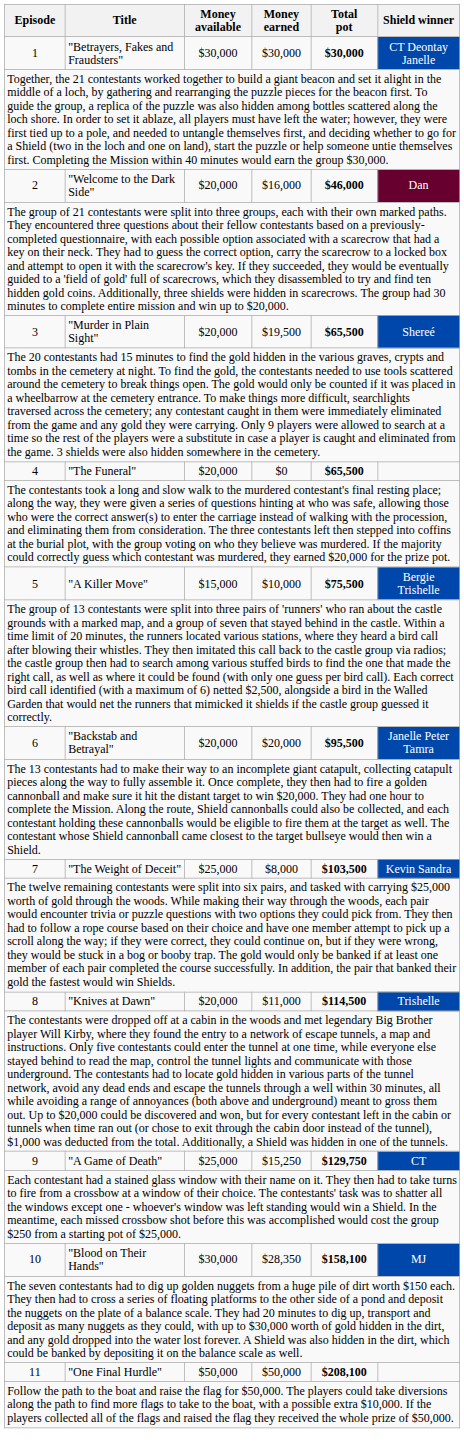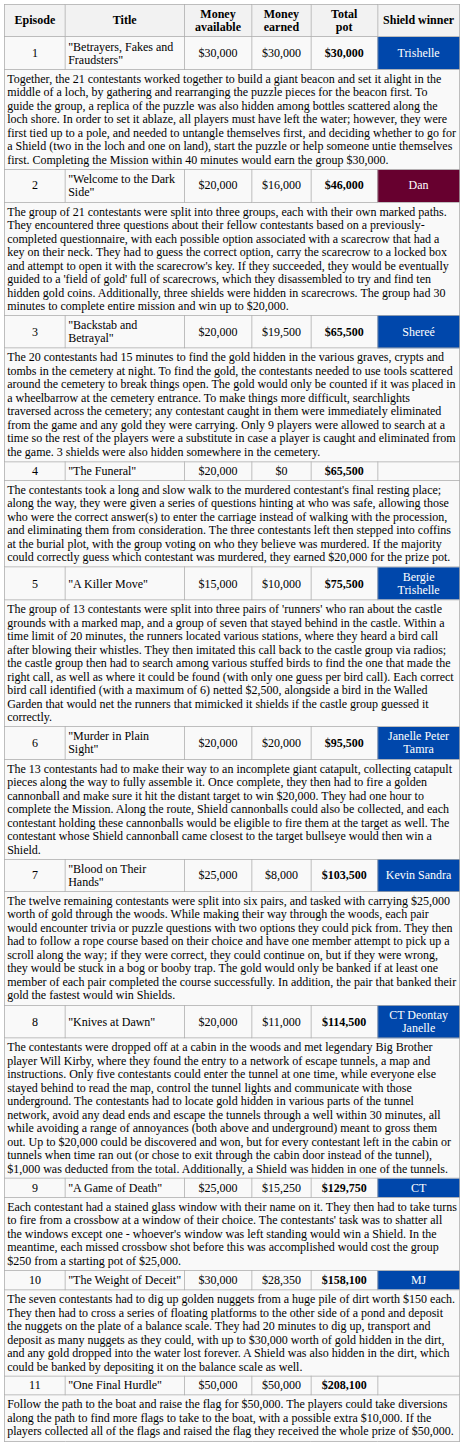(419, 53) CT Deontay Janelle -> (419, 53) Trishelle
(109, 331) "Murder in Plain Sight" -> (103, 331) "Backstab and Betrayal"
(103, 743) "Backstab and Betrayal" -> (109, 743) "Murder in Plain Sight"
(125, 868) "The Weight of Deceit" -> (107, 875) "Blood on Their Hands"
(419, 1001) Trishelle -> (419, 1021) CT Deontay Janelle
(107, 1259) "Blood on Their Hands" -> (125, 1280) "The Weight of Deceit"
